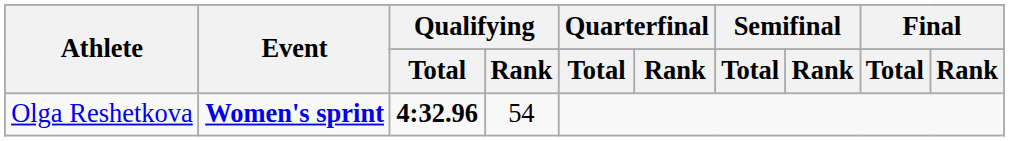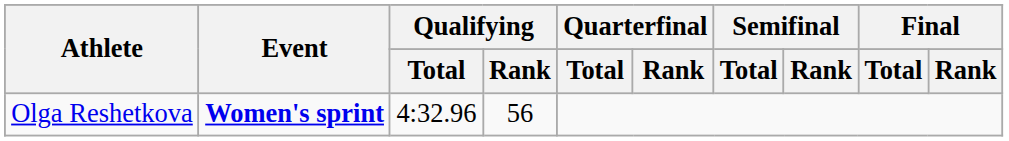(437, 114) bold -> (436, 114) normal
(521, 114) 54 -> (520, 114) 56
